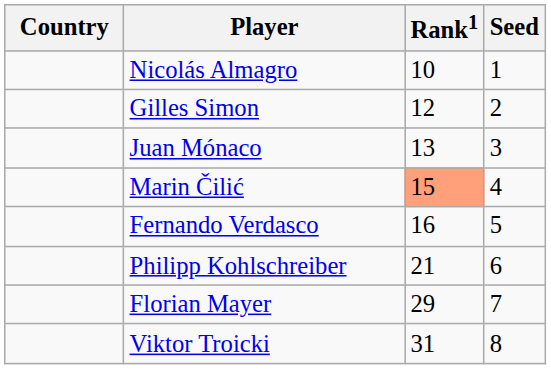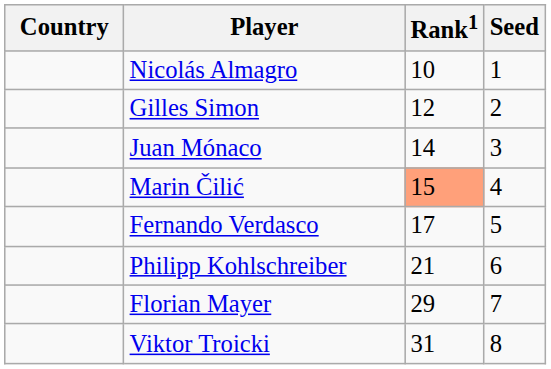(423, 147) 13 -> (423, 147) 14
(423, 226) 16 -> (423, 226) 17
